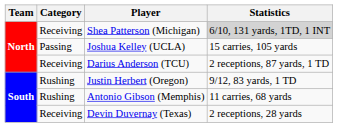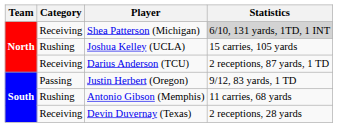(56, 46) Passing -> (57, 46) Rushing
(57, 80) Rushing -> (56, 80) Passing
